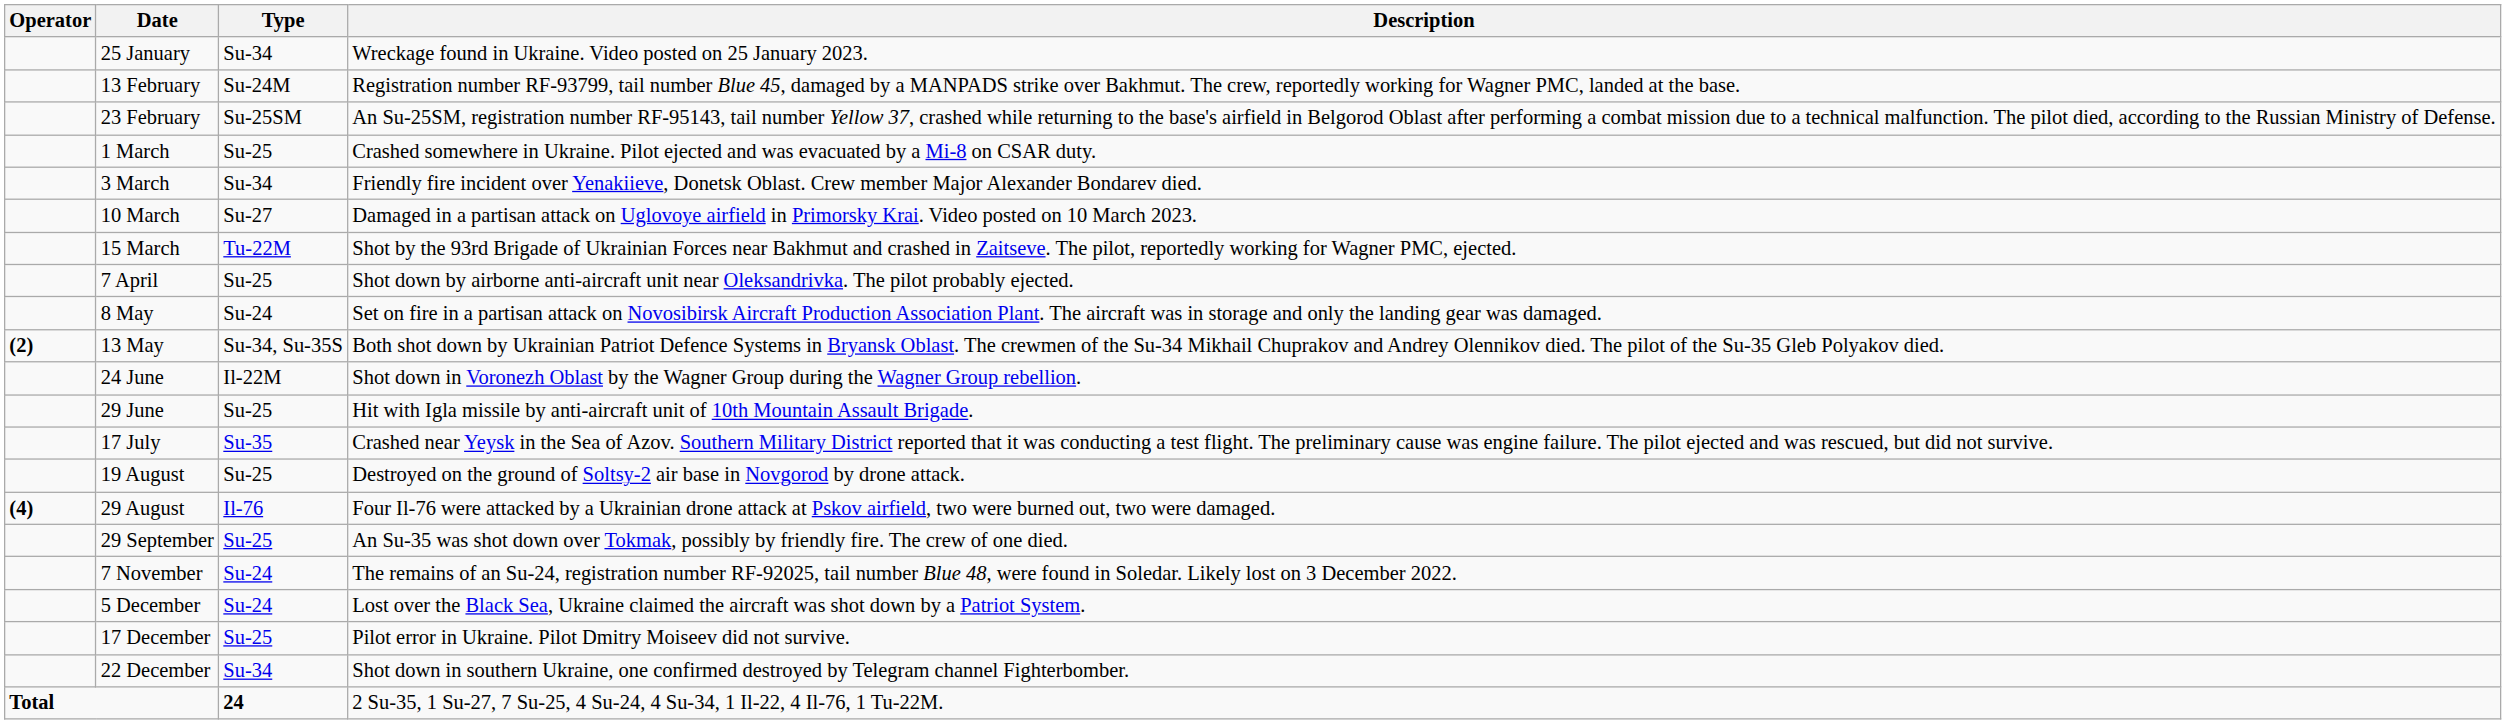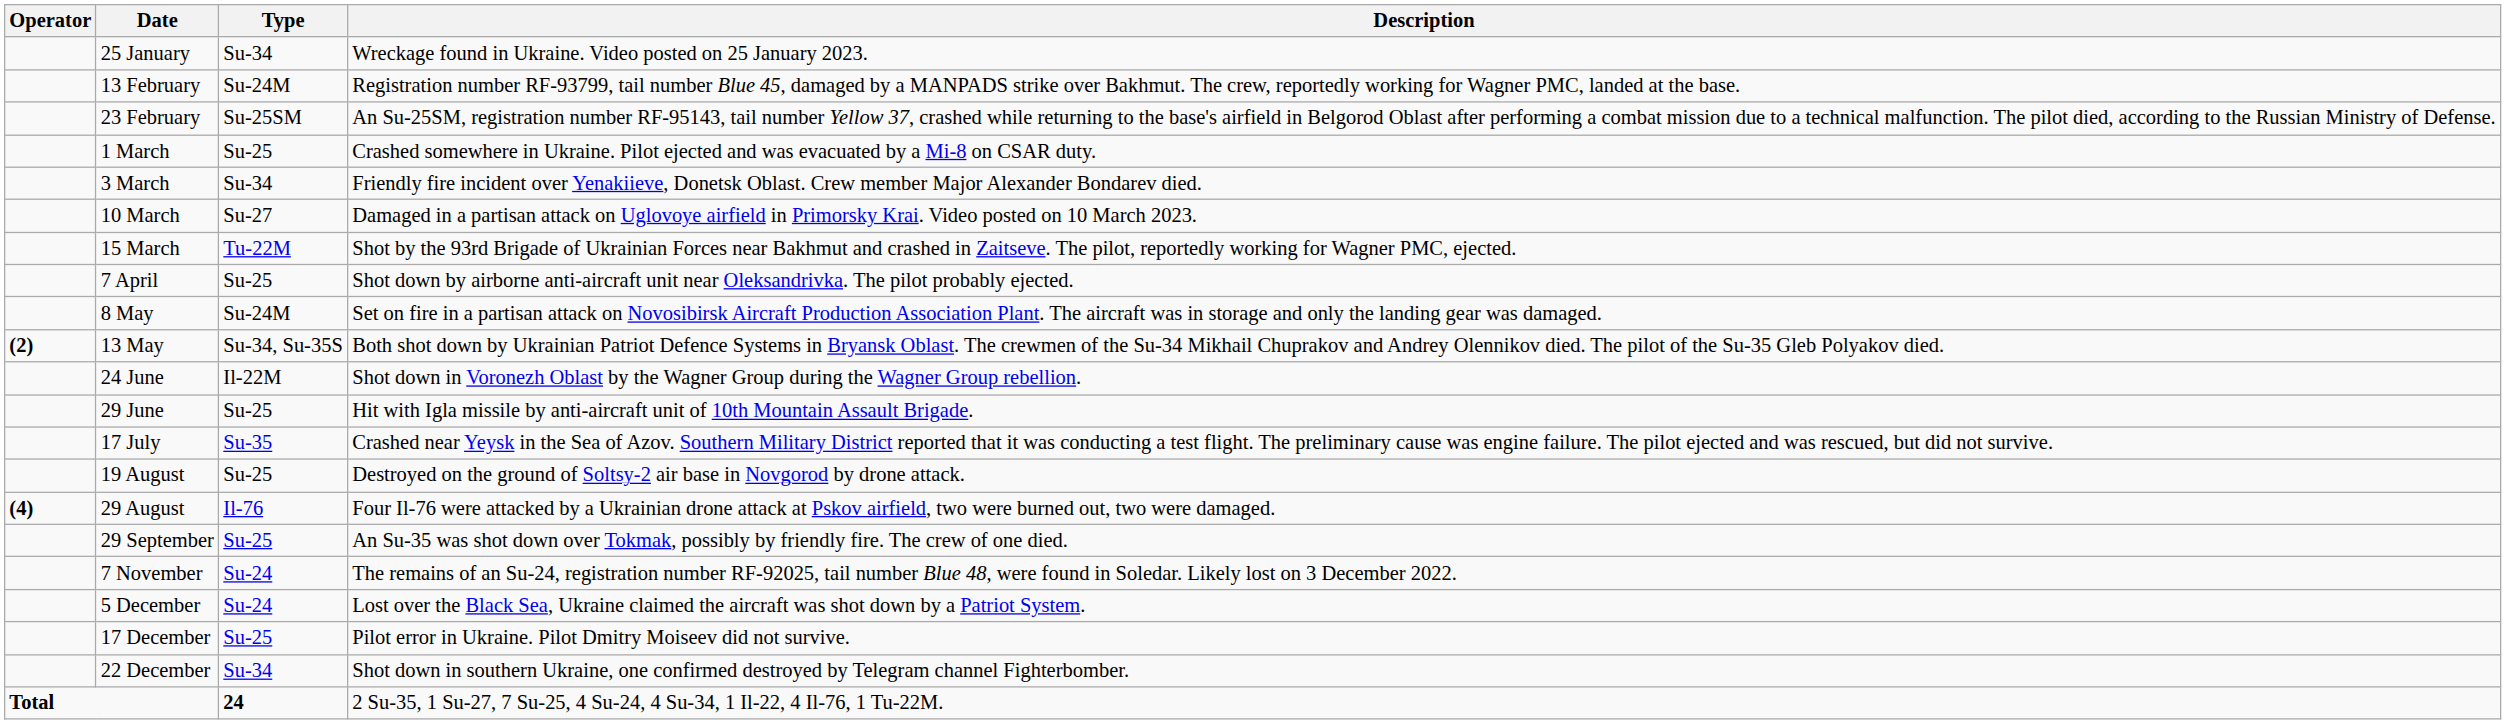(248, 313) Su-24 -> (257, 313) Su-24M
